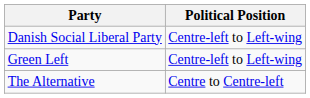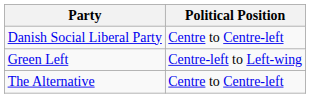(235, 37) Centre-left to Left-wing -> (226, 37) Centre to Centre-left
